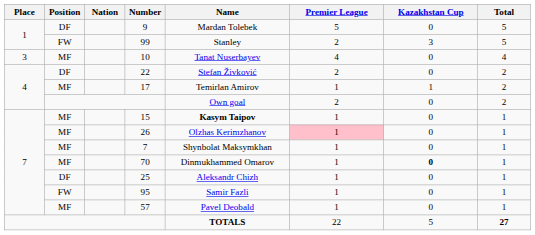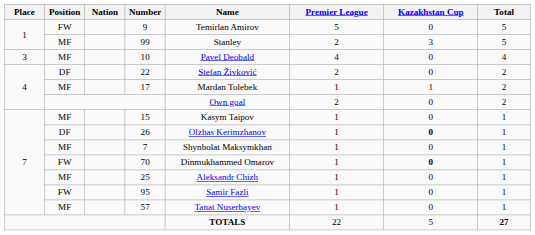(65, 27) DF -> (65, 27) FW
(227, 27) Mardan Tolebek -> (227, 27) Temirlan Amirov
(65, 42) FW -> (65, 42) MF
(227, 57) Tanat Nuserbayev -> (227, 57) Pavel Deobald
(227, 87) Temirlan Amirov -> (227, 87) Mardan Tolebek
(227, 117) bold -> (227, 117) normal
(65, 132) MF -> (65, 132) DF
(337, 132) pink background -> (337, 132) no background
(431, 132) normal -> (431, 132) bold
(65, 162) MF -> (65, 162) FW
(65, 177) DF -> (65, 177) MF
(227, 207) Pavel Deobald -> (227, 207) Tanat Nuserbayev
